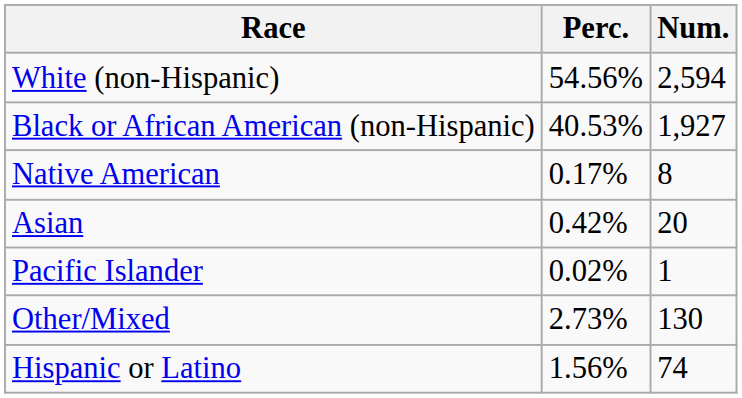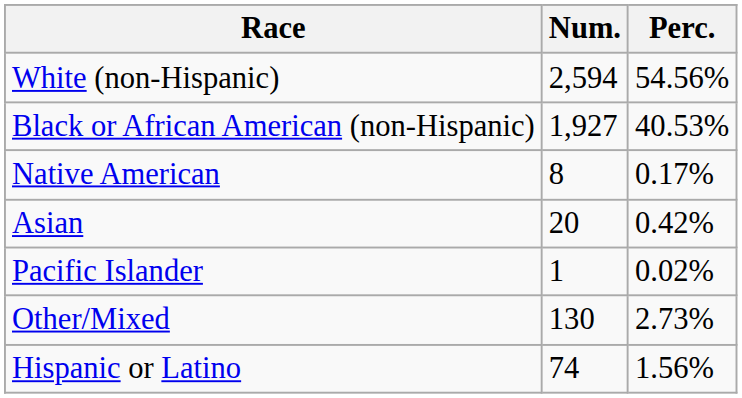columns swapped: (693, 28) <-> (596, 28)
